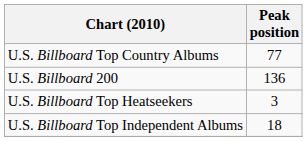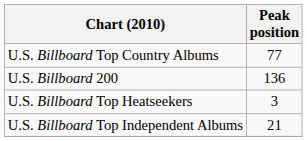(274, 124) 18 -> (274, 124) 21
